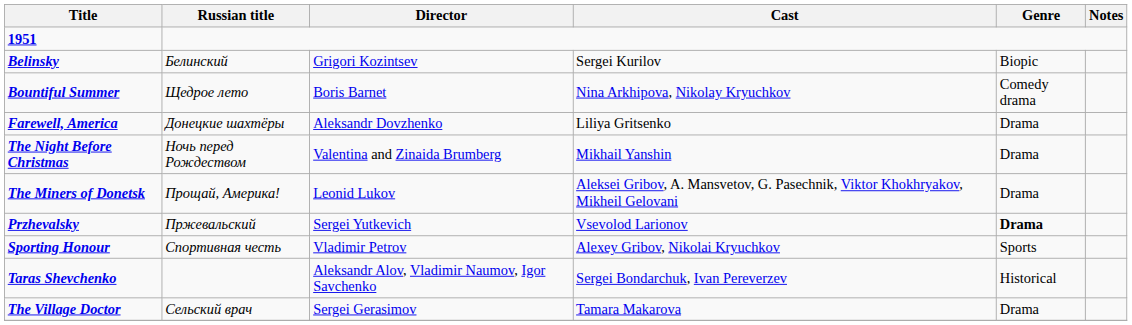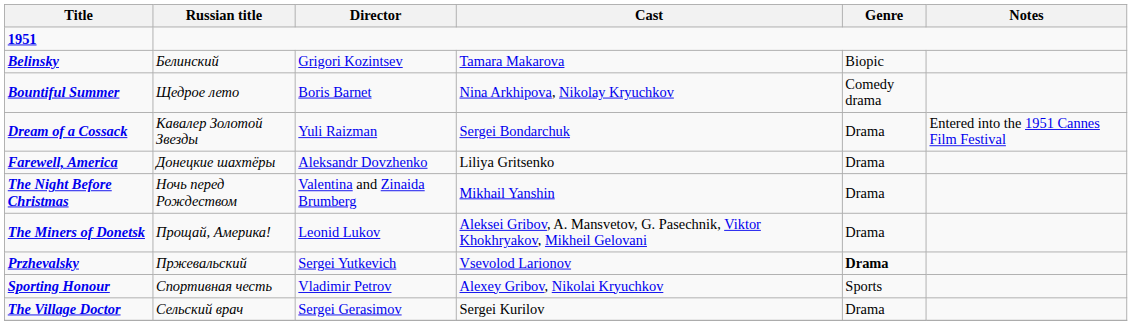(619, 61) Sergei Kurilov -> (512, 61) Tamara Makarova
+ row: (68, 131)
- row: (62, 278)
(629, 309) Tamara Makarova -> (502, 309) Sergei Kurilov
